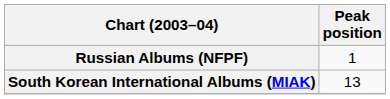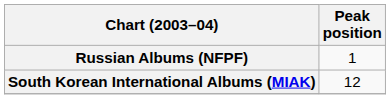(352, 81) 13 -> (352, 81) 12
